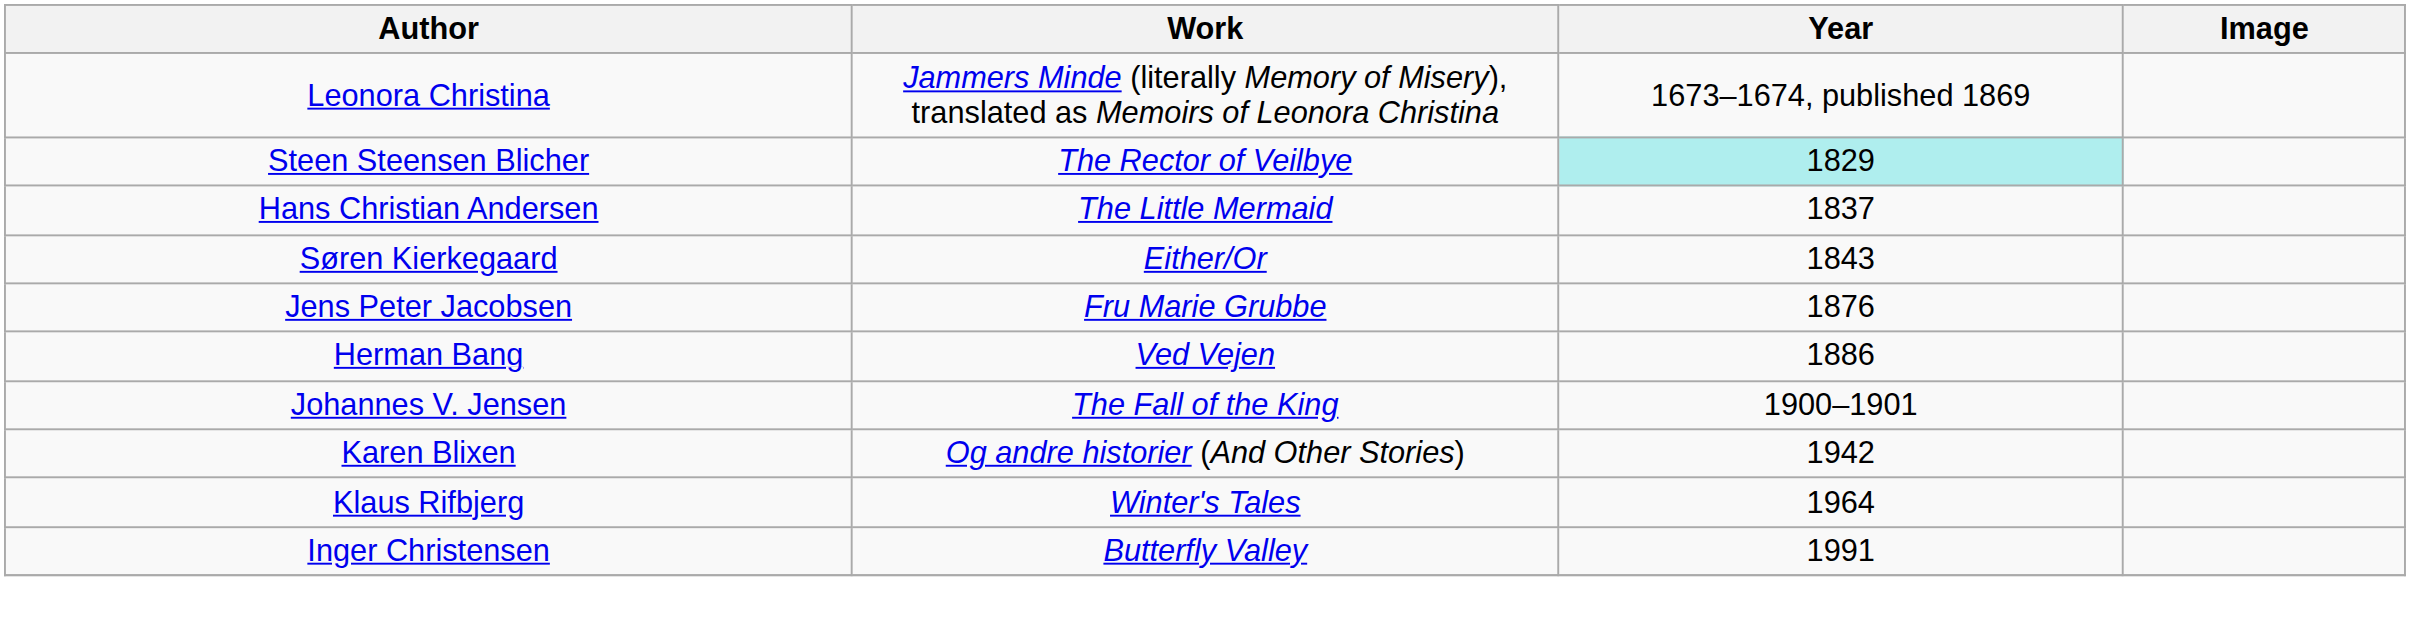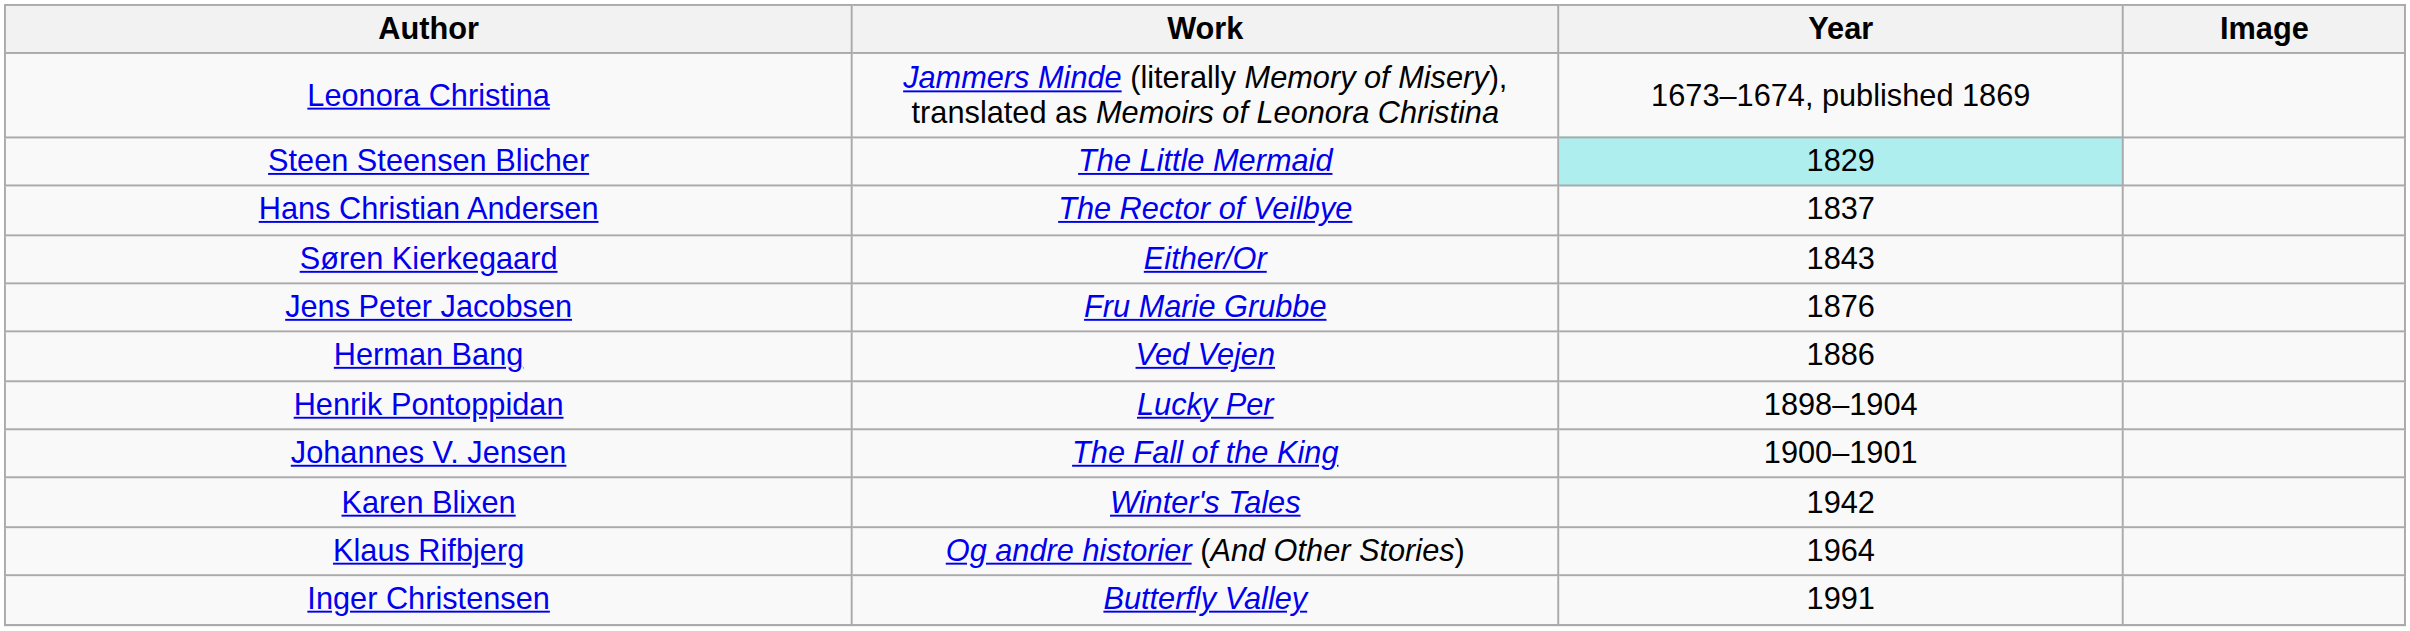(1205, 160) The Rector of Veilbye -> (1205, 160) The Little Mermaid
(1205, 209) The Little Mermaid -> (1205, 209) The Rector of Veilbye
+ row: (429, 404)
(1205, 453) Og andre historier (And Other Stories) -> (1205, 501) Winter's Tales
(1205, 501) Winter's Tales -> (1205, 550) Og andre historier (And Other Stories)
